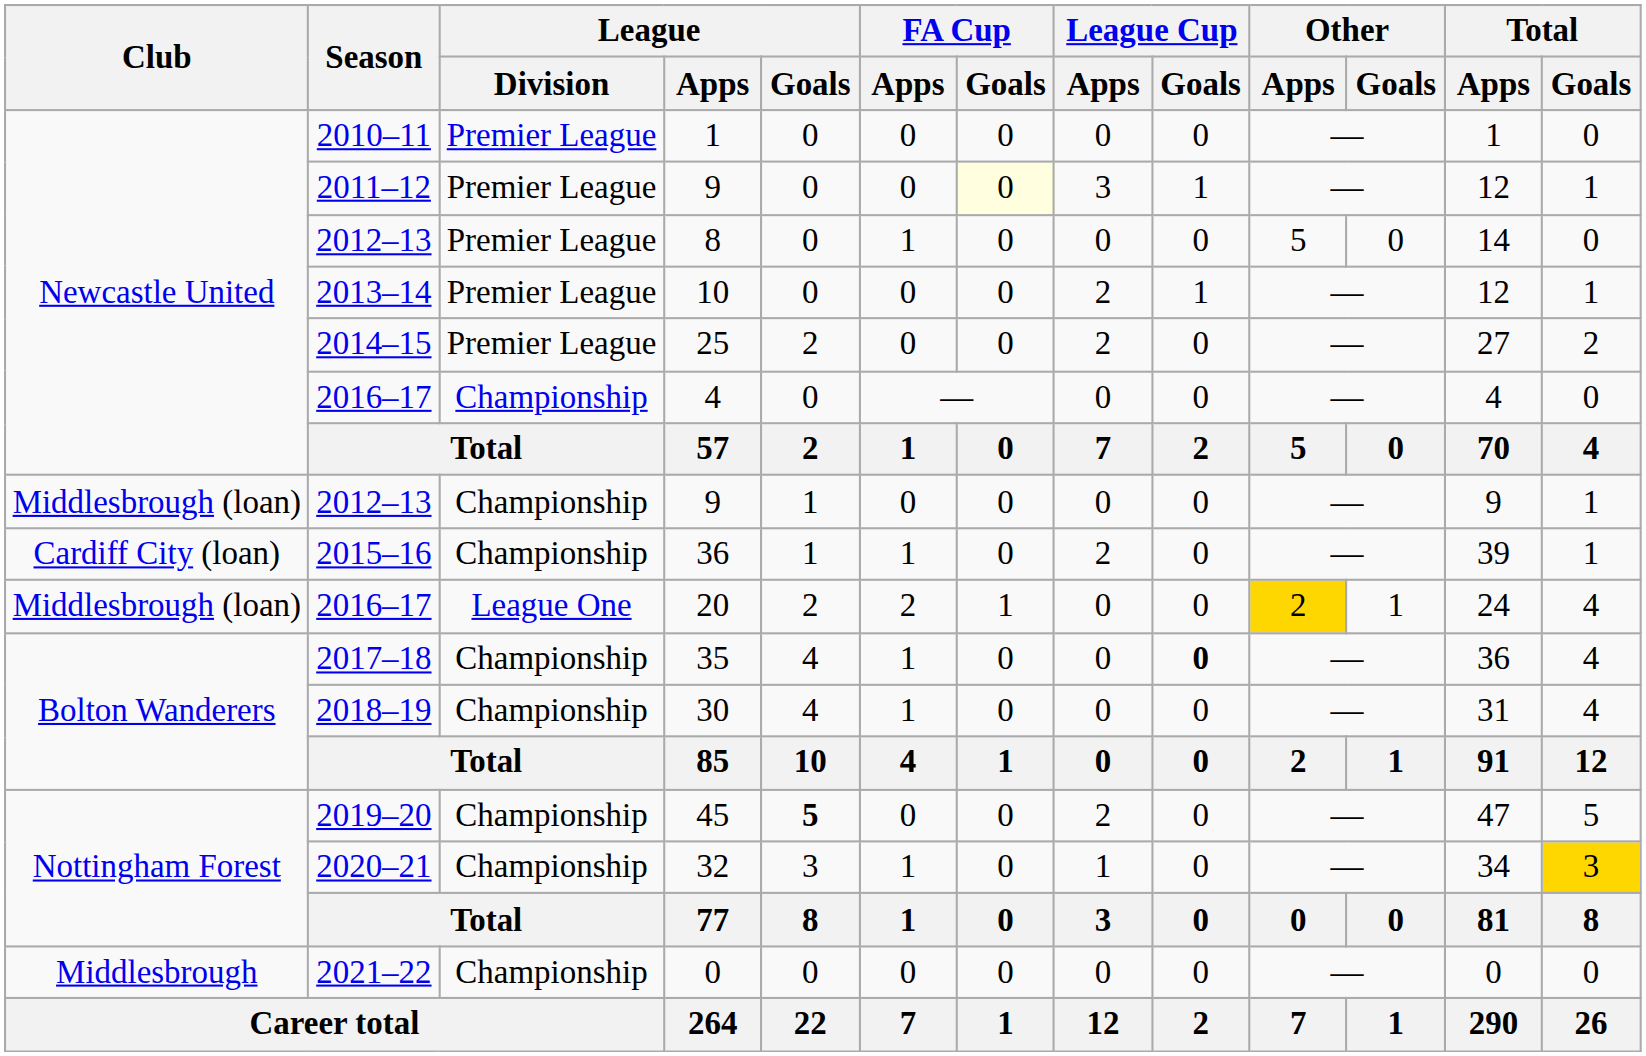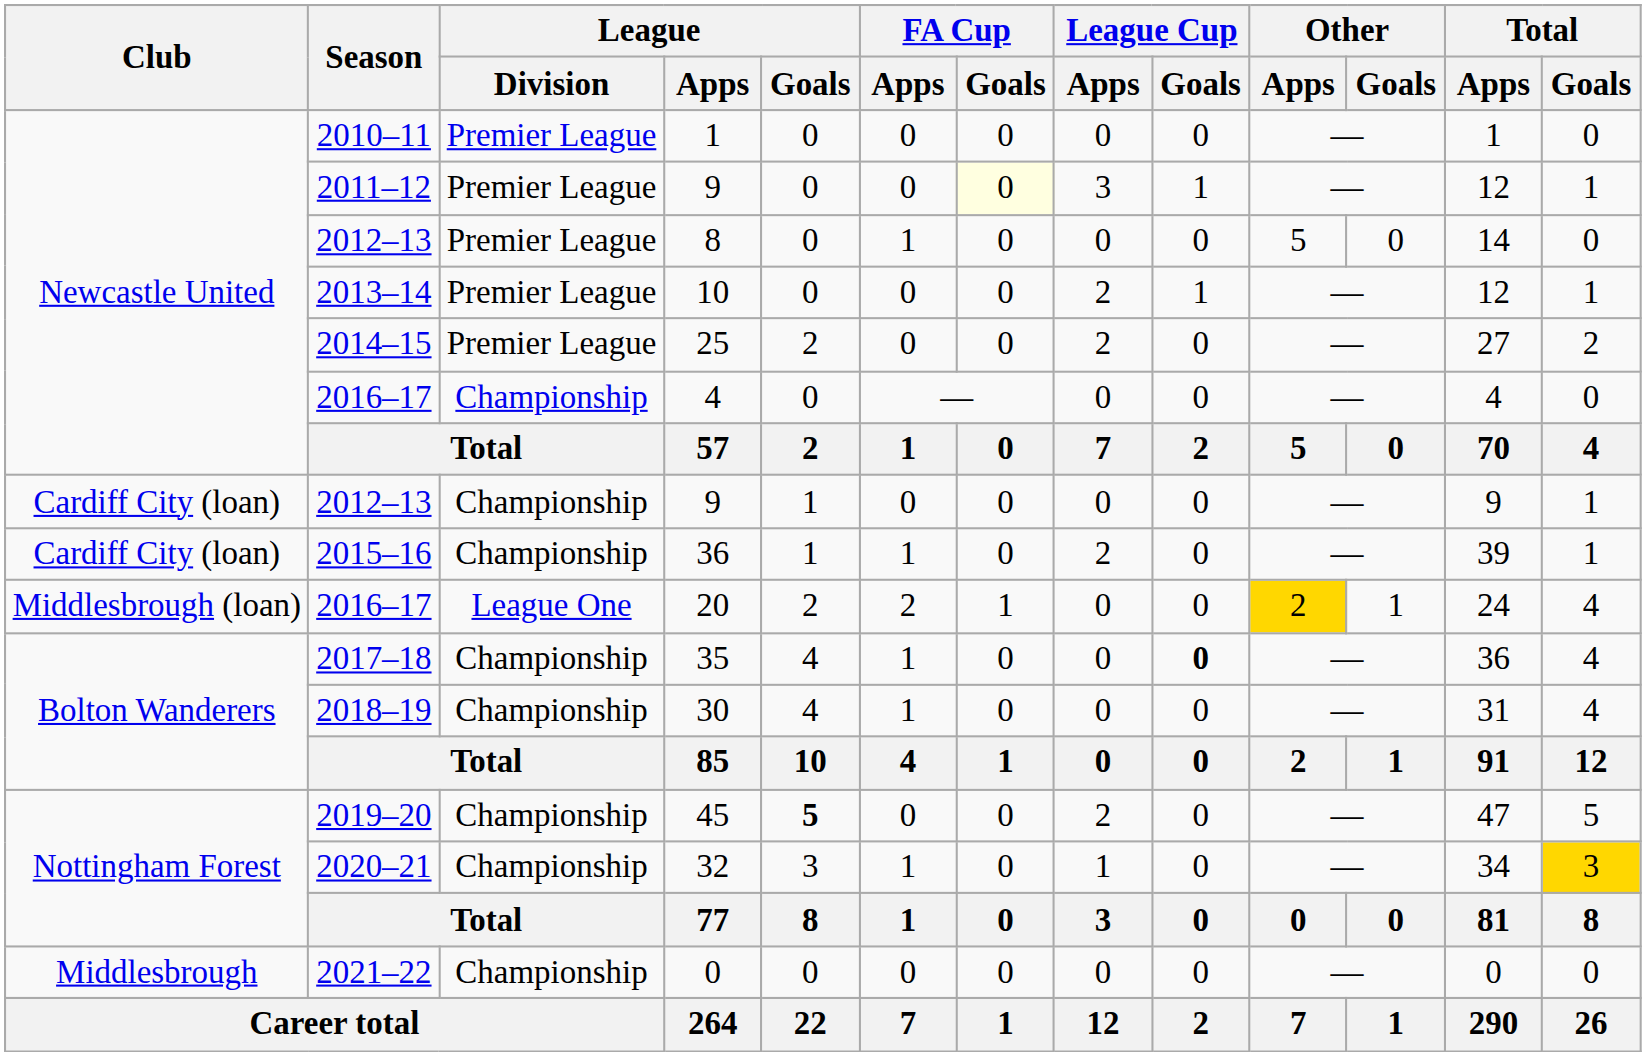(157, 501) Middlesbrough (loan) -> (157, 501) Cardiff City (loan)
